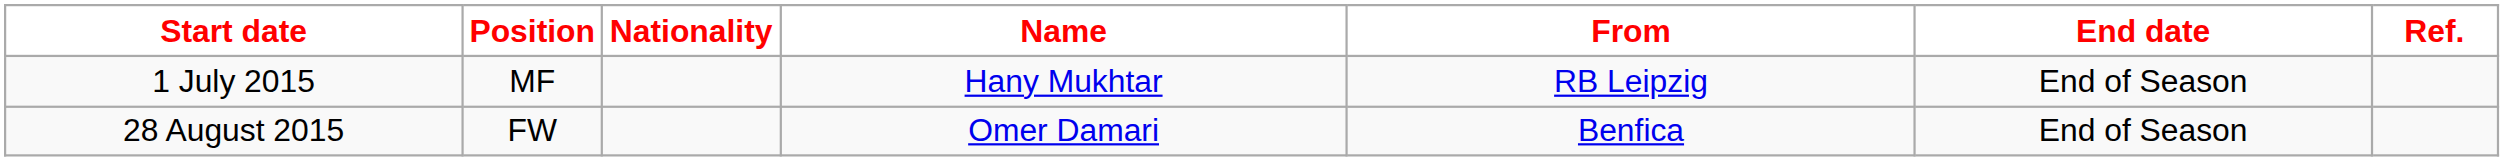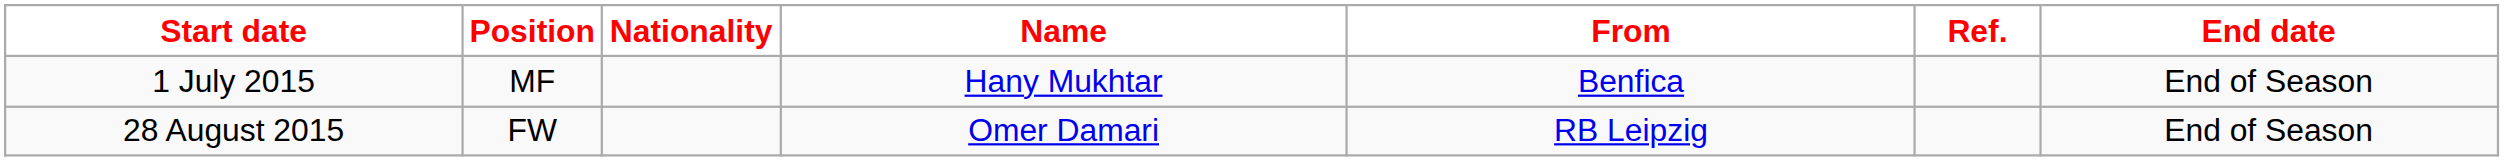columns swapped: (2143, 31) <-> (2434, 31)
(1631, 81) RB Leipzig -> (1631, 81) Benfica
(1631, 131) Benfica -> (1631, 131) RB Leipzig
